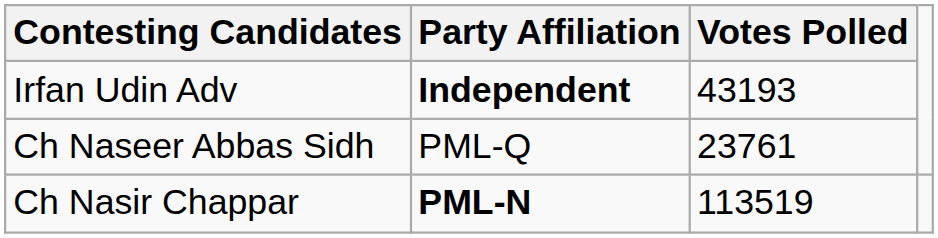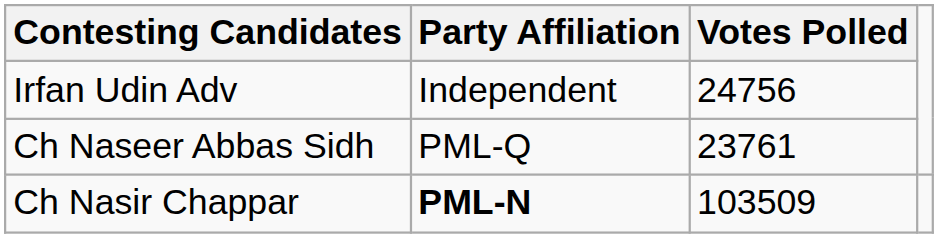(524, 89) bold -> (518, 89) normal
(747, 89) 43193 -> (747, 89) 24756
(755, 202) 113519 -> (757, 202) 103509
